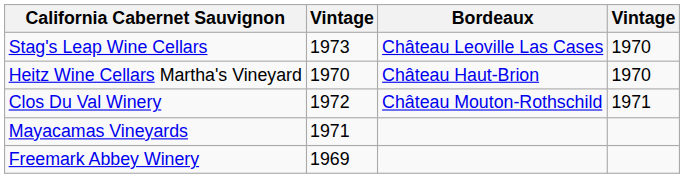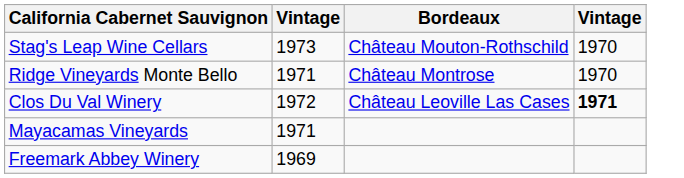(493, 46) Château Leoville Las Cases -> (458, 46) Château Mouton-Rothschild
+ row: (123, 74)
- row: (155, 74)
(492, 103) Château Mouton-Rothschild -> (459, 103) Château Leoville Las Cases
(631, 103) normal -> (597, 103) bold
